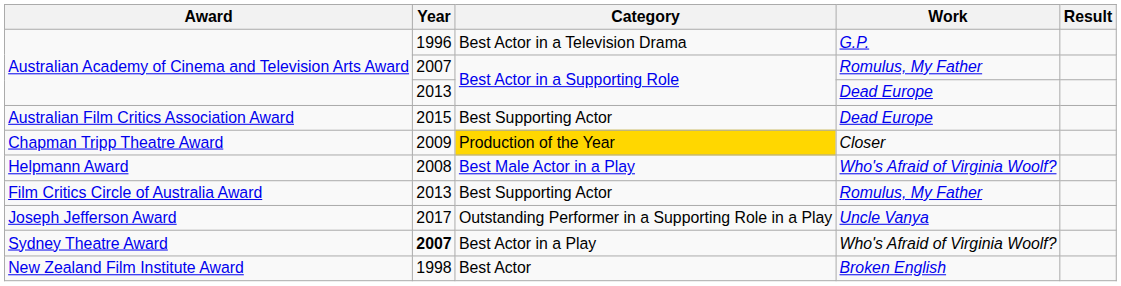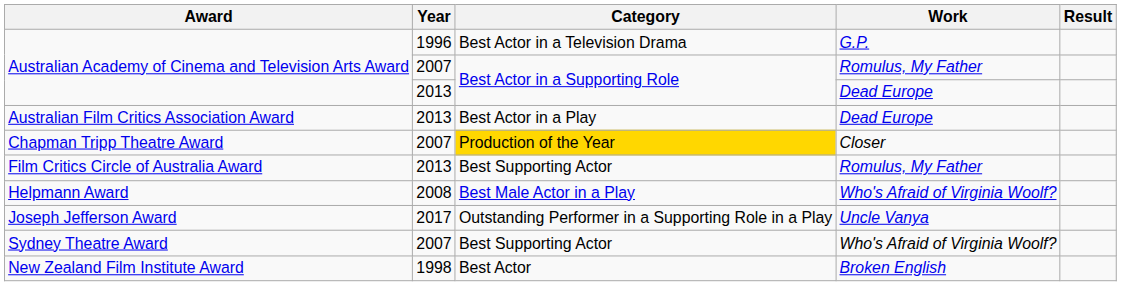(434, 117) 2015 -> (434, 117) 2013
(536, 117) Best Supporting Actor -> (528, 117) Best Actor in a Play
(434, 142) 2009 -> (434, 142) 2007
rows swapped: (135, 192) <-> (68, 167)
(434, 243) bold -> (434, 243) normal
(528, 243) Best Actor in a Play -> (536, 243) Best Supporting Actor
